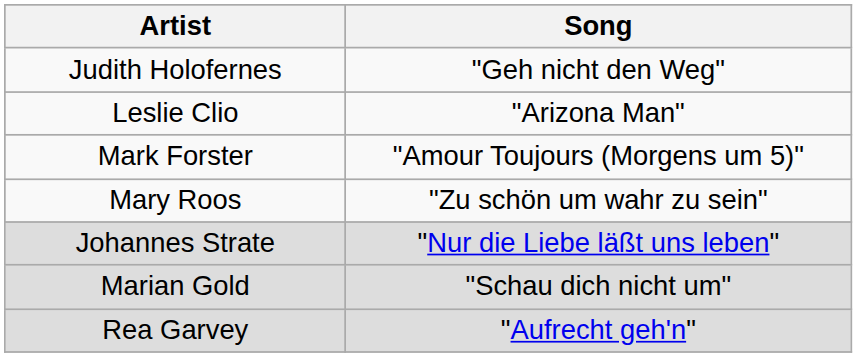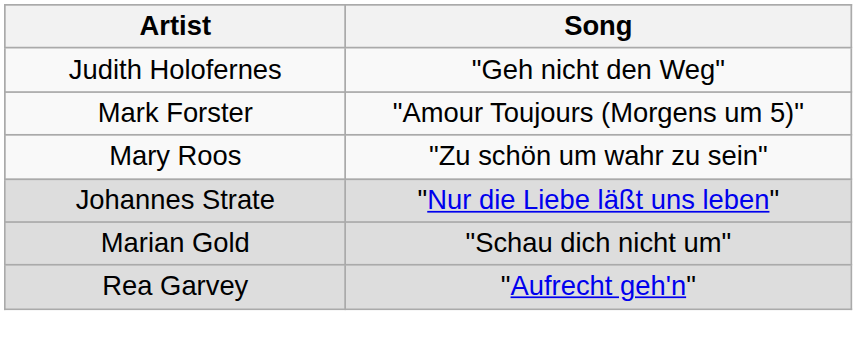- row: (175, 112)
